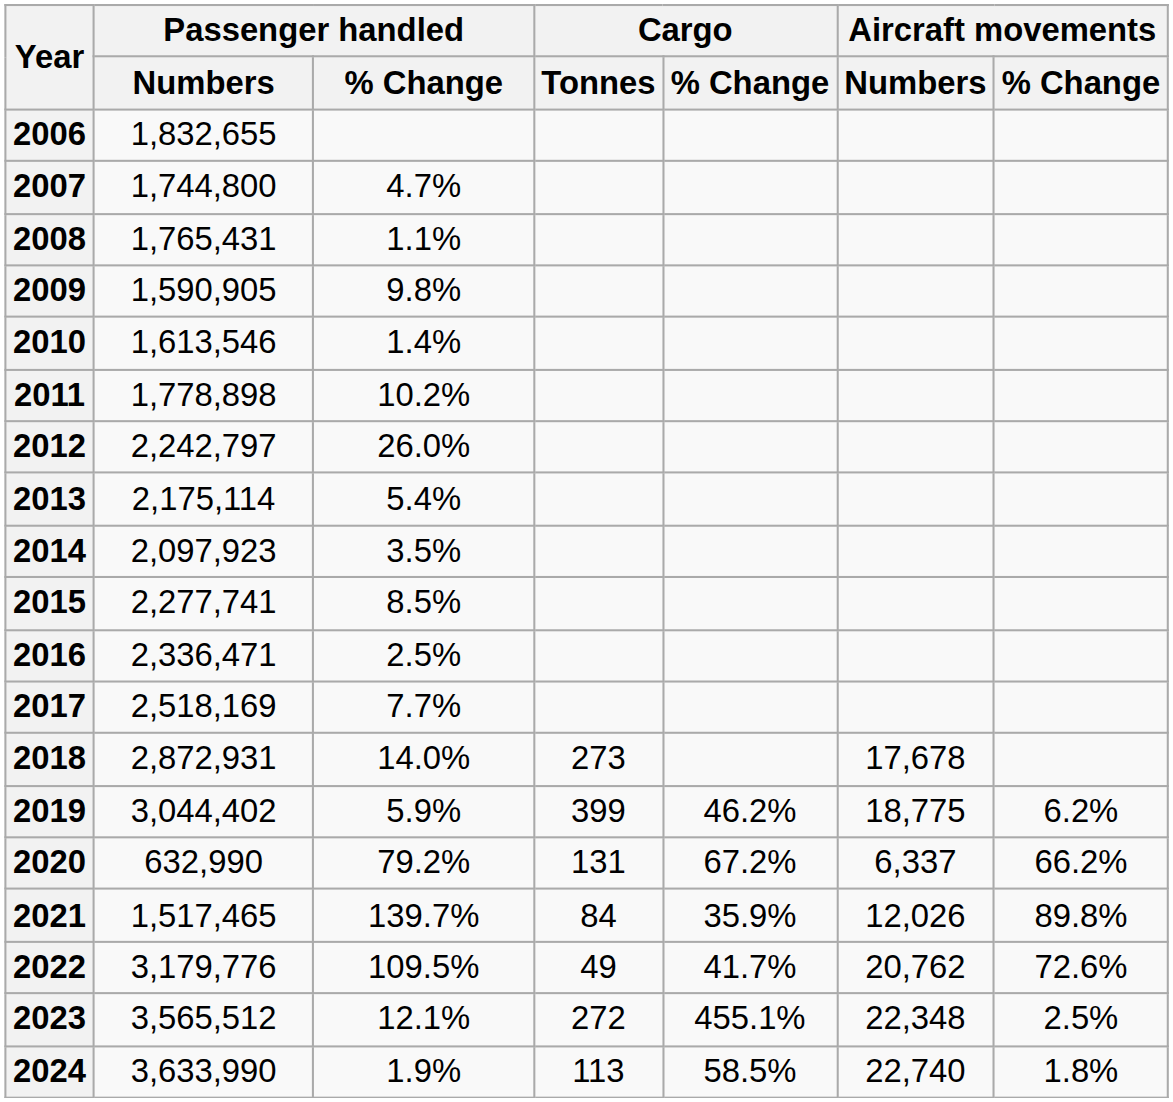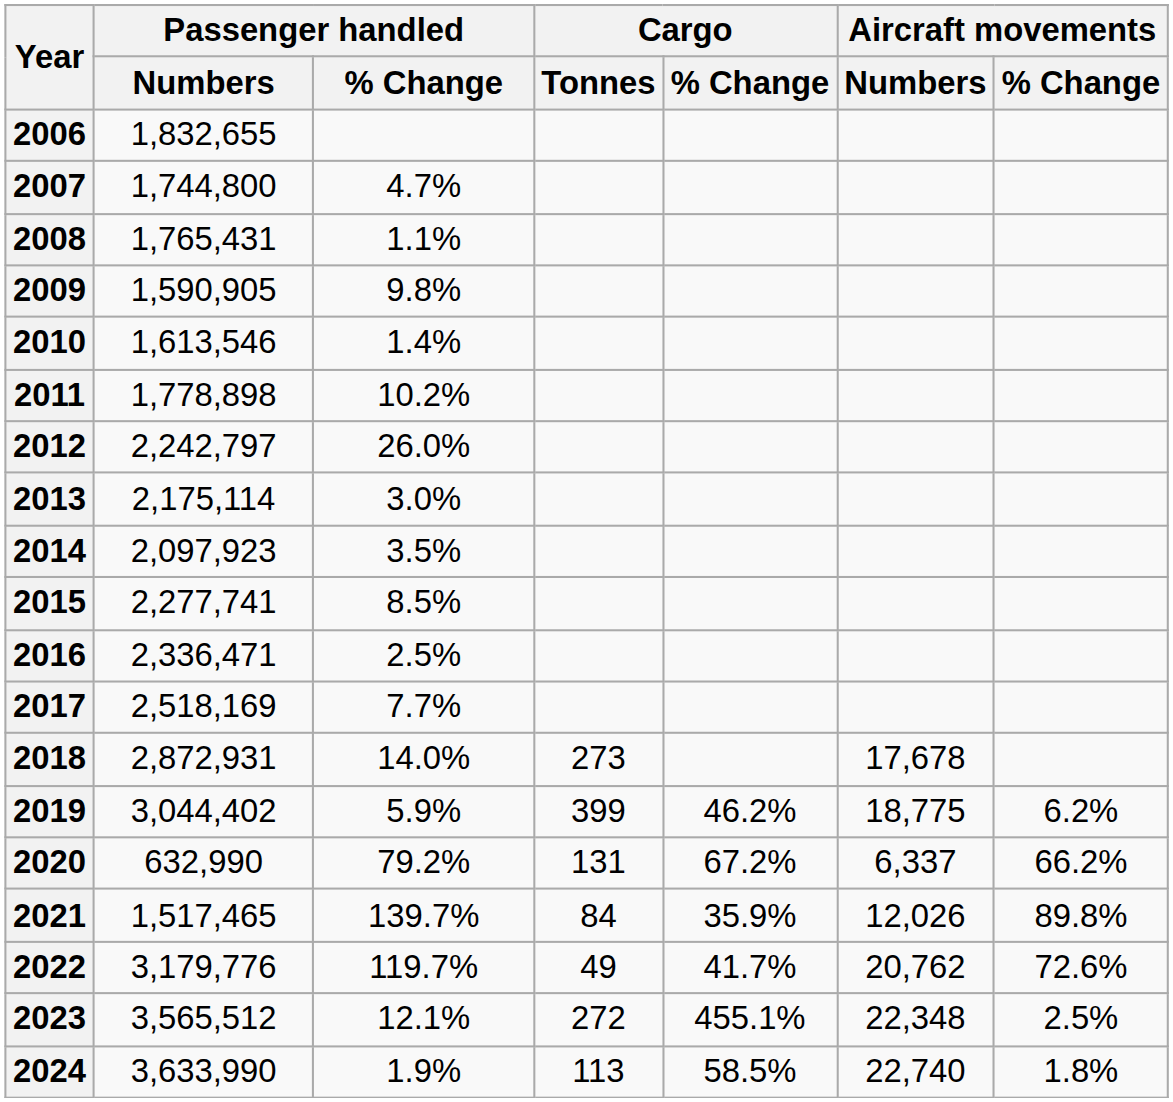(424, 498) 5.4% -> (424, 498) 3.0%
(424, 966) 109.5% -> (424, 966) 119.7%
